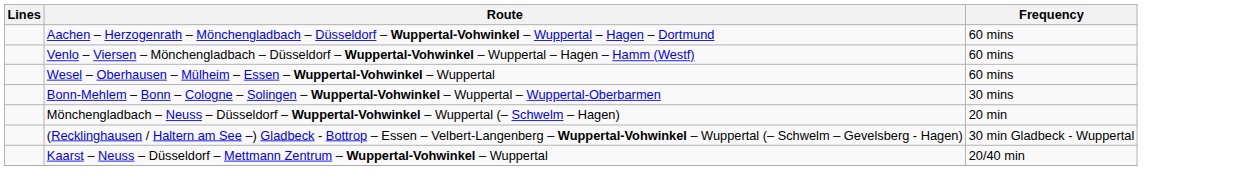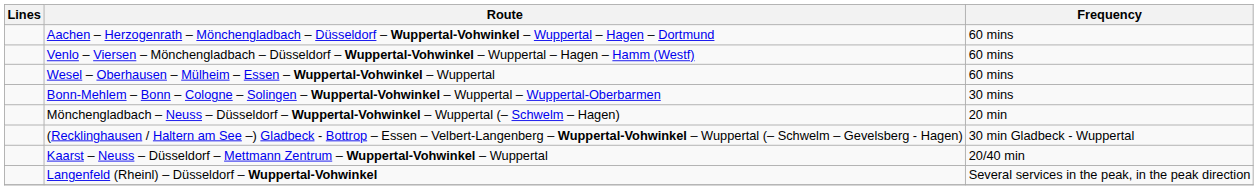+ row: (212, 175)
